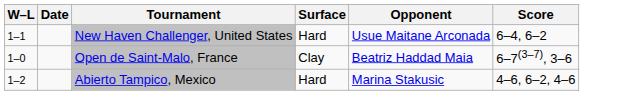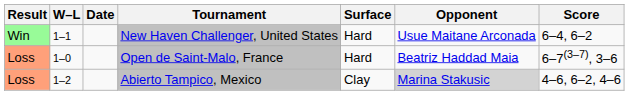+ column: (27, 14)
(311, 57) Clay -> (358, 57) Hard
(312, 79) Hard -> (357, 79) Clay
(398, 79) no background -> (444, 79) lightgrey background
